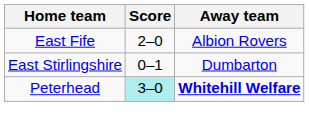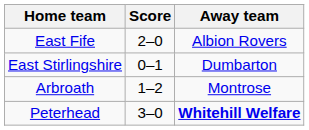+ row: (65, 88)
(150, 88) paleturquoise background -> (150, 112) no background
